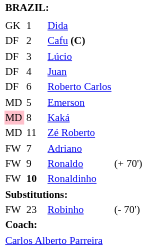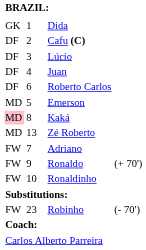(31, 133) 11 -> (32, 133) 13
(32, 179) bold -> (32, 179) normal
